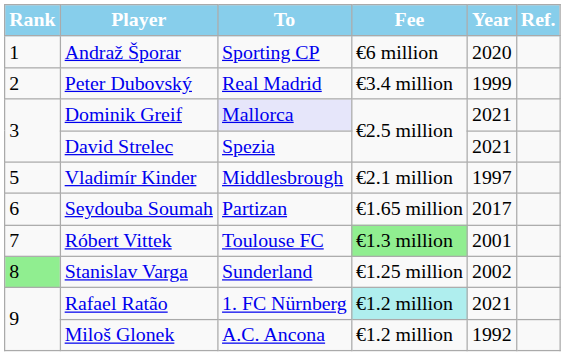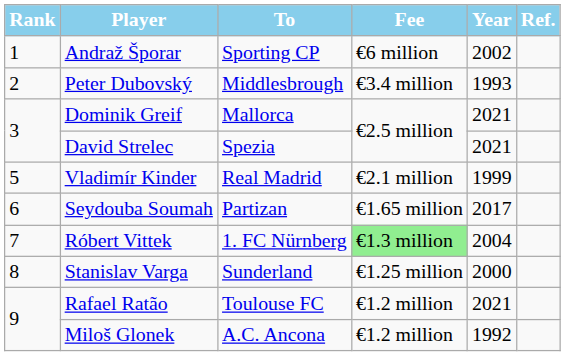(492, 51) 2020 -> (492, 51) 2002
(272, 83) Real Madrid -> (283, 83) Middlesbrough
(492, 83) 1999 -> (492, 83) 1993
(258, 114) lavender background -> (258, 114) no background
(283, 177) Middlesbrough -> (272, 177) Real Madrid
(492, 177) 1997 -> (492, 177) 1999
(273, 240) Toulouse FC -> (284, 240) 1. FC Nürnberg
(492, 240) 2001 -> (492, 240) 2004
(14, 271) lightgreen background -> (14, 271) no background
(492, 271) 2002 -> (492, 271) 2000
(284, 303) 1. FC Nürnberg -> (273, 303) Toulouse FC
(404, 303) paleturquoise background -> (404, 303) no background
